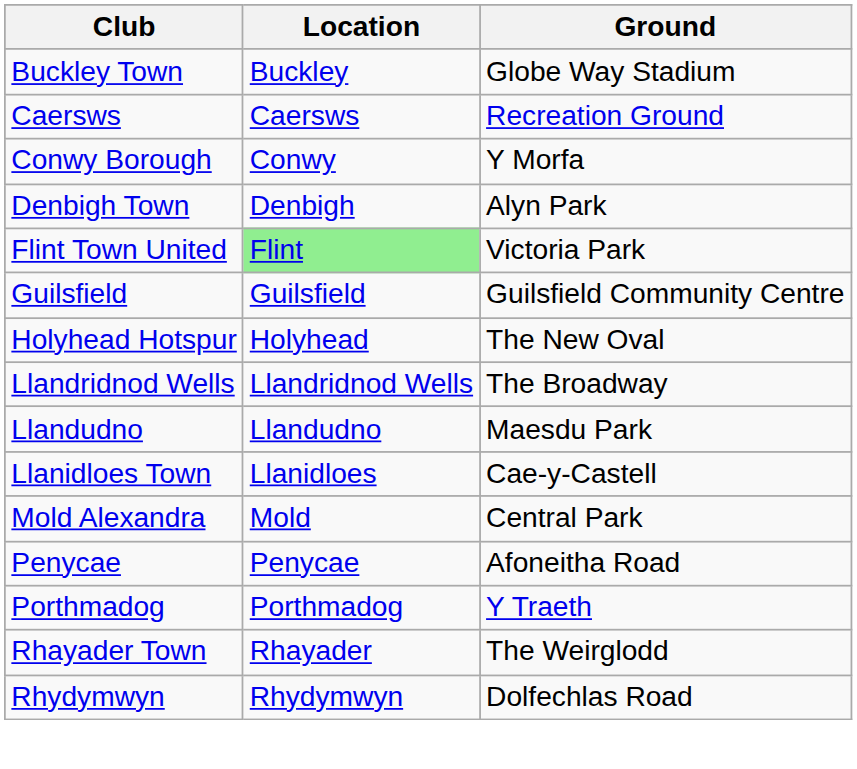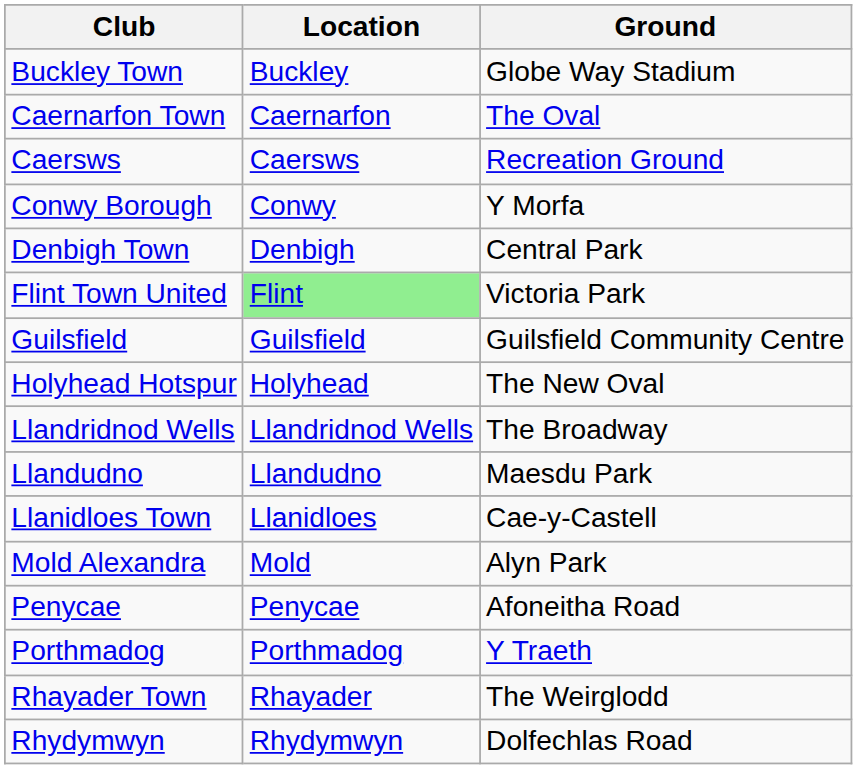+ row: (118, 116)
(546, 205) Alyn Park -> (564, 250) Central Park
(564, 518) Central Park -> (546, 562) Alyn Park
